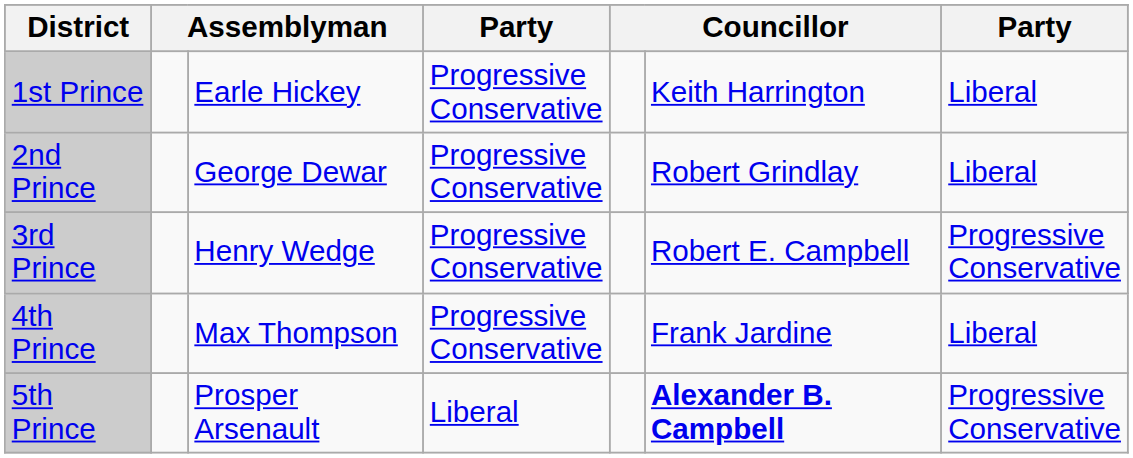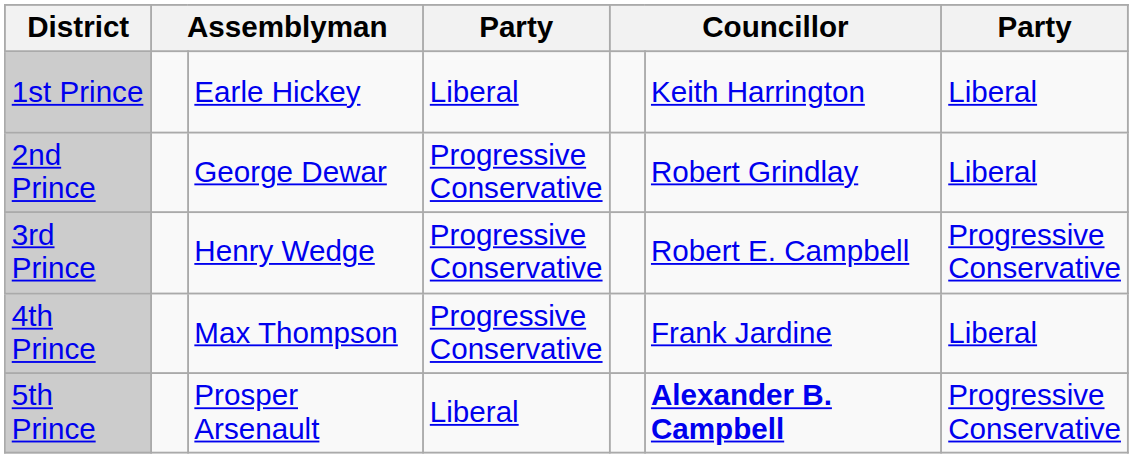(516, 91) Progressive Conservative -> (474, 91) Liberal
